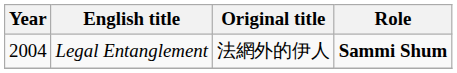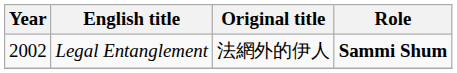(28, 51) 2004 -> (28, 51) 2002
